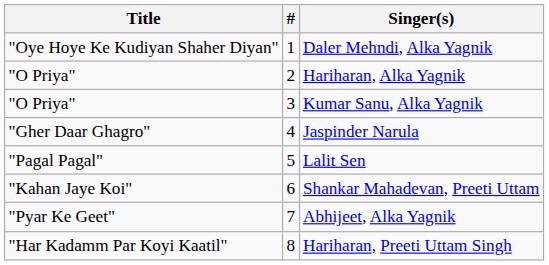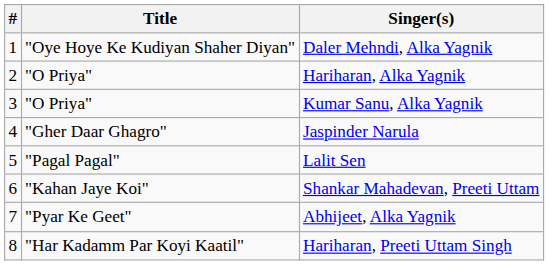columns swapped: (291, 18) <-> (144, 18)
